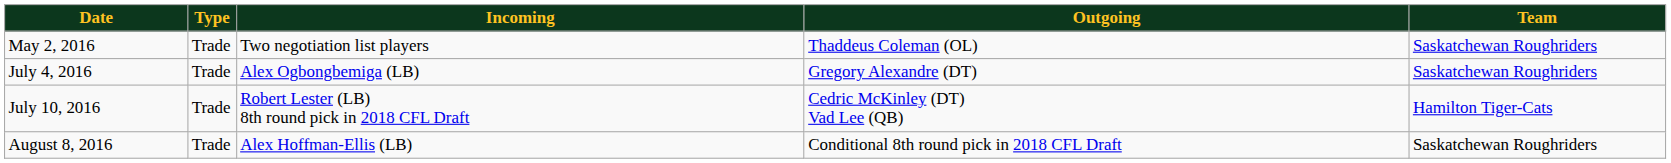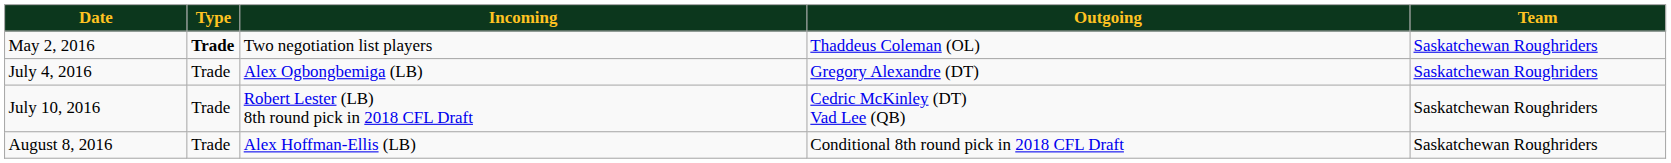(211, 44) normal -> (213, 44) bold
(1483, 108) Hamilton Tiger-Cats -> (1506, 108) Saskatchewan Roughriders
